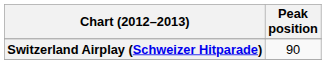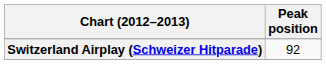(293, 49) 90 -> (293, 49) 92
